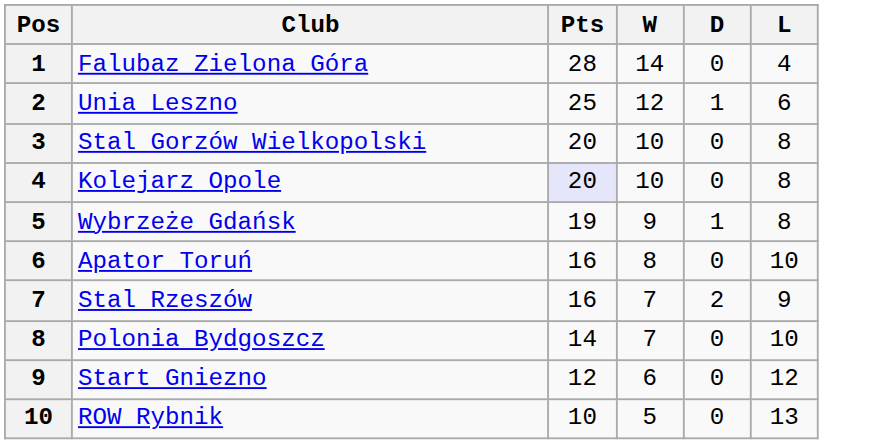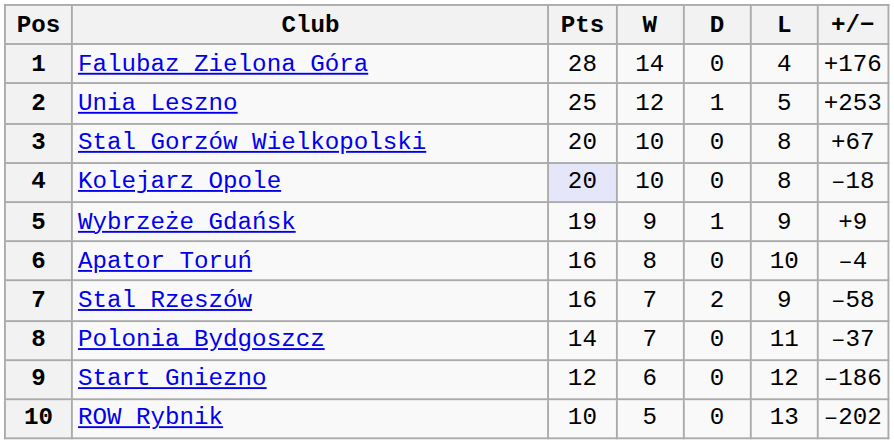+ column: (853, 25)
(784, 103) 6 -> (784, 103) 5
(784, 222) 8 -> (784, 222) 9
(784, 340) 10 -> (784, 340) 11
